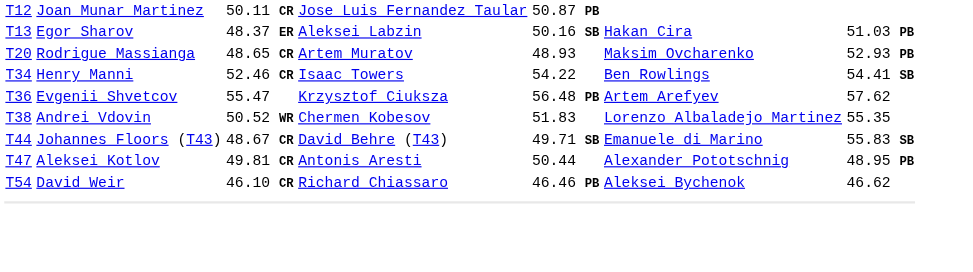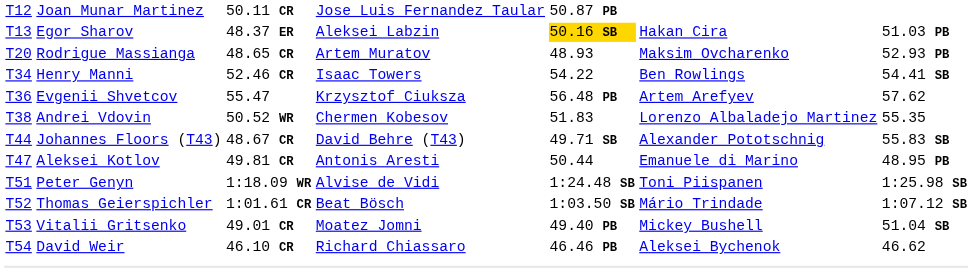(566, 32) no background -> (583, 32) gold background
(683, 140) Emanuele di Marino -> (732, 140) Alexander Pototschnig
(697, 161) Alexander Pototschnig -> (719, 161) Emanuele di Marino
+ row: (85, 183)
+ row: (125, 204)
+ row: (111, 226)
